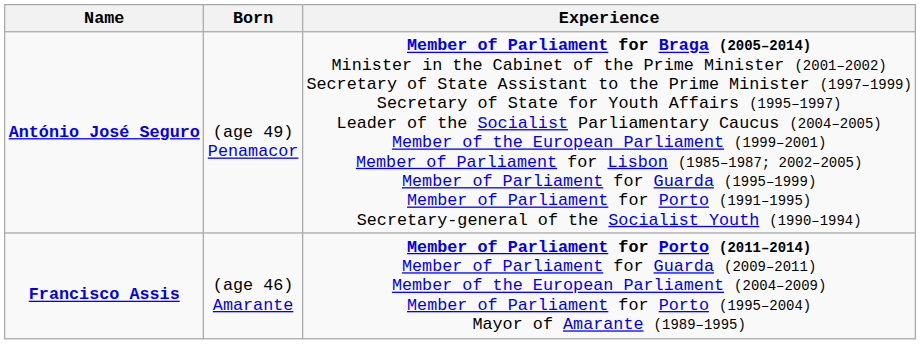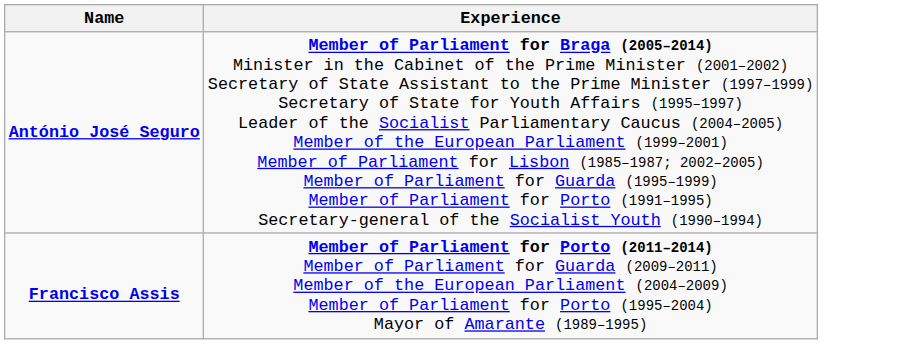- column: (253, 18)
